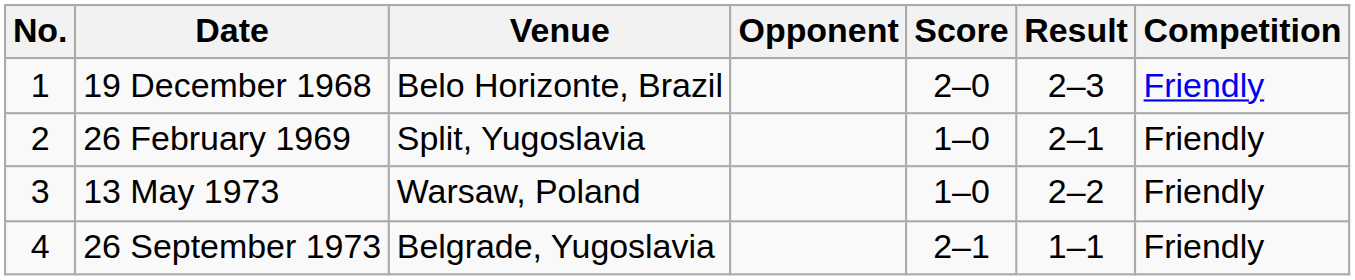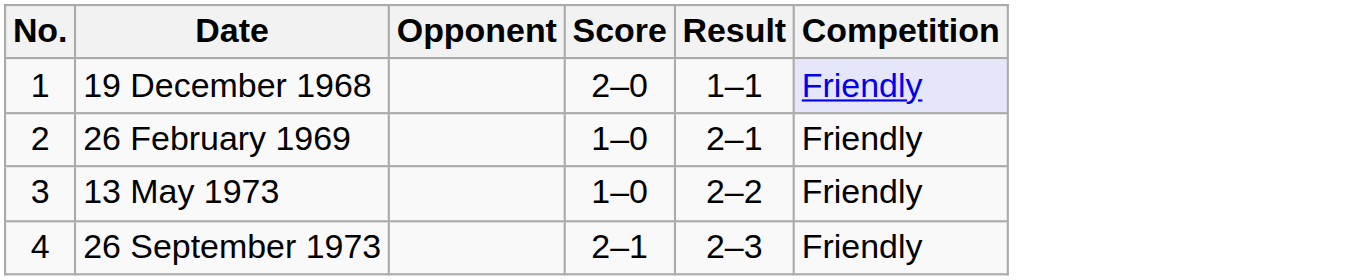- column: (560, 31)
(1076, 85) 2–3 -> (734, 85) 1–1
(1204, 85) no background -> (862, 85) lavender background
(1076, 246) 1–1 -> (734, 246) 2–3
